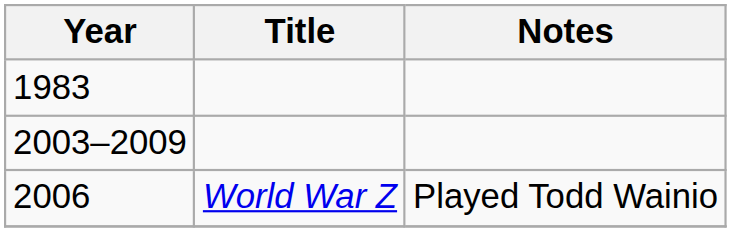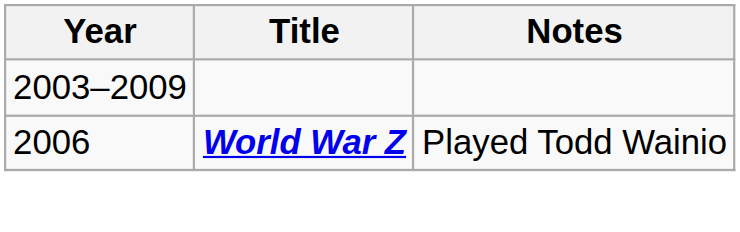- row: (52, 87)
(300, 197) normal -> (304, 142) bold
